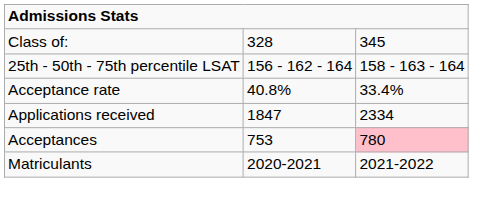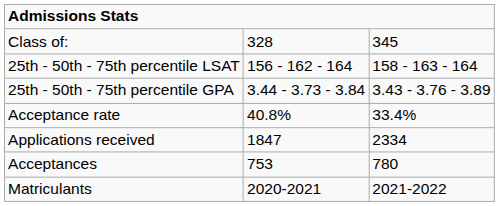+ row: (121, 90)
(372, 139) pink background -> (385, 164) no background
